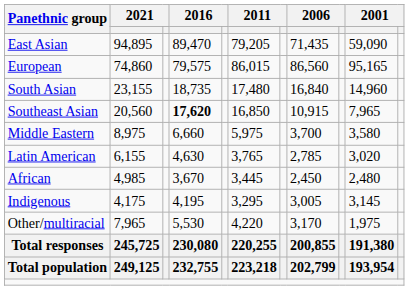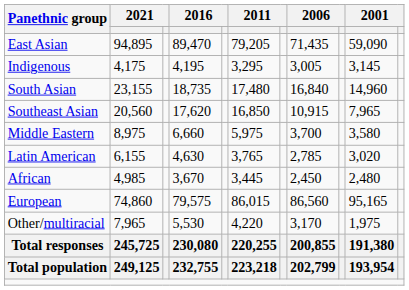rows swapped: (35, 66) <-> (39, 200)
(192, 111) bold -> (192, 111) normal
